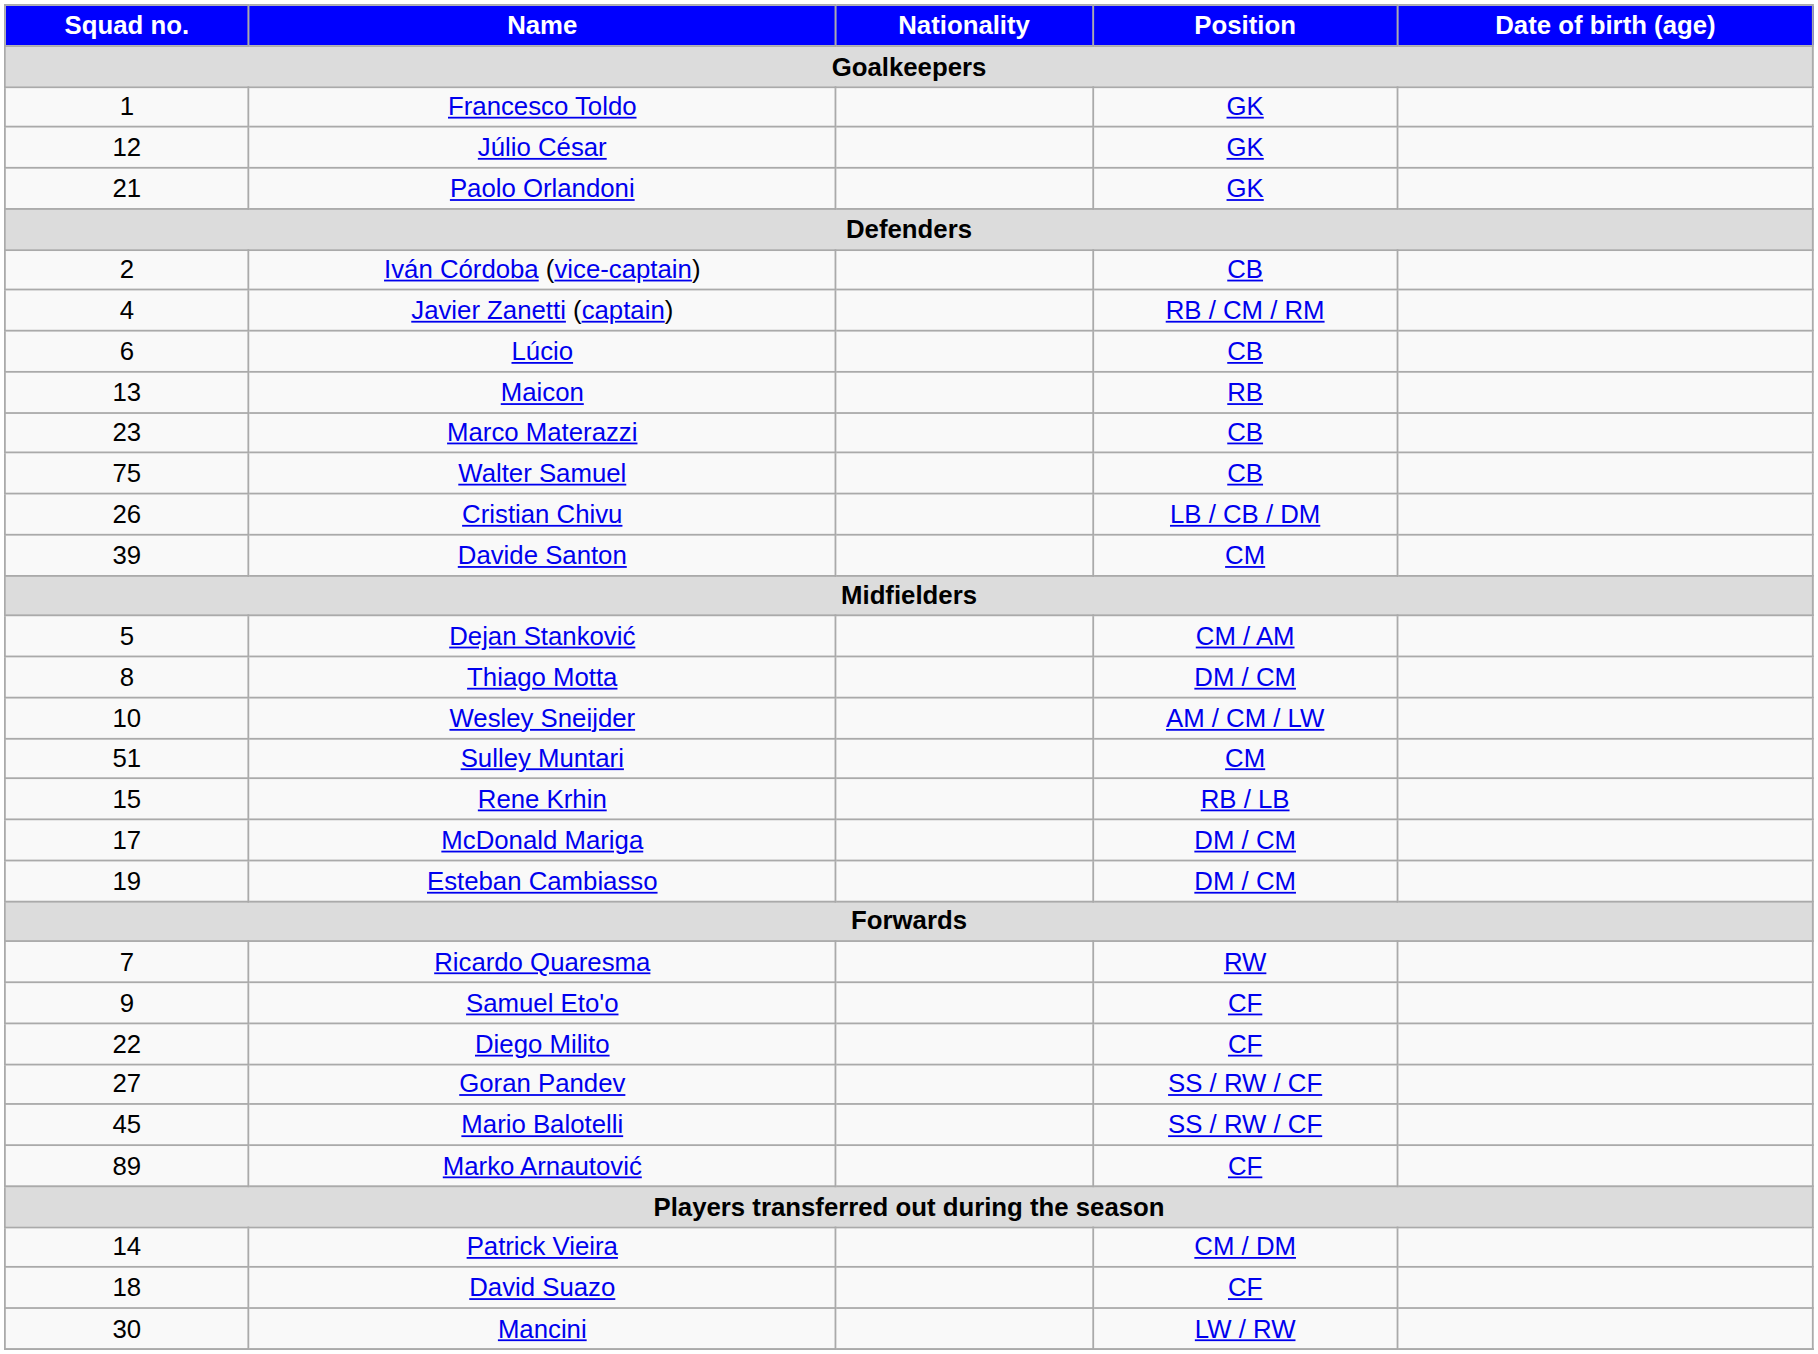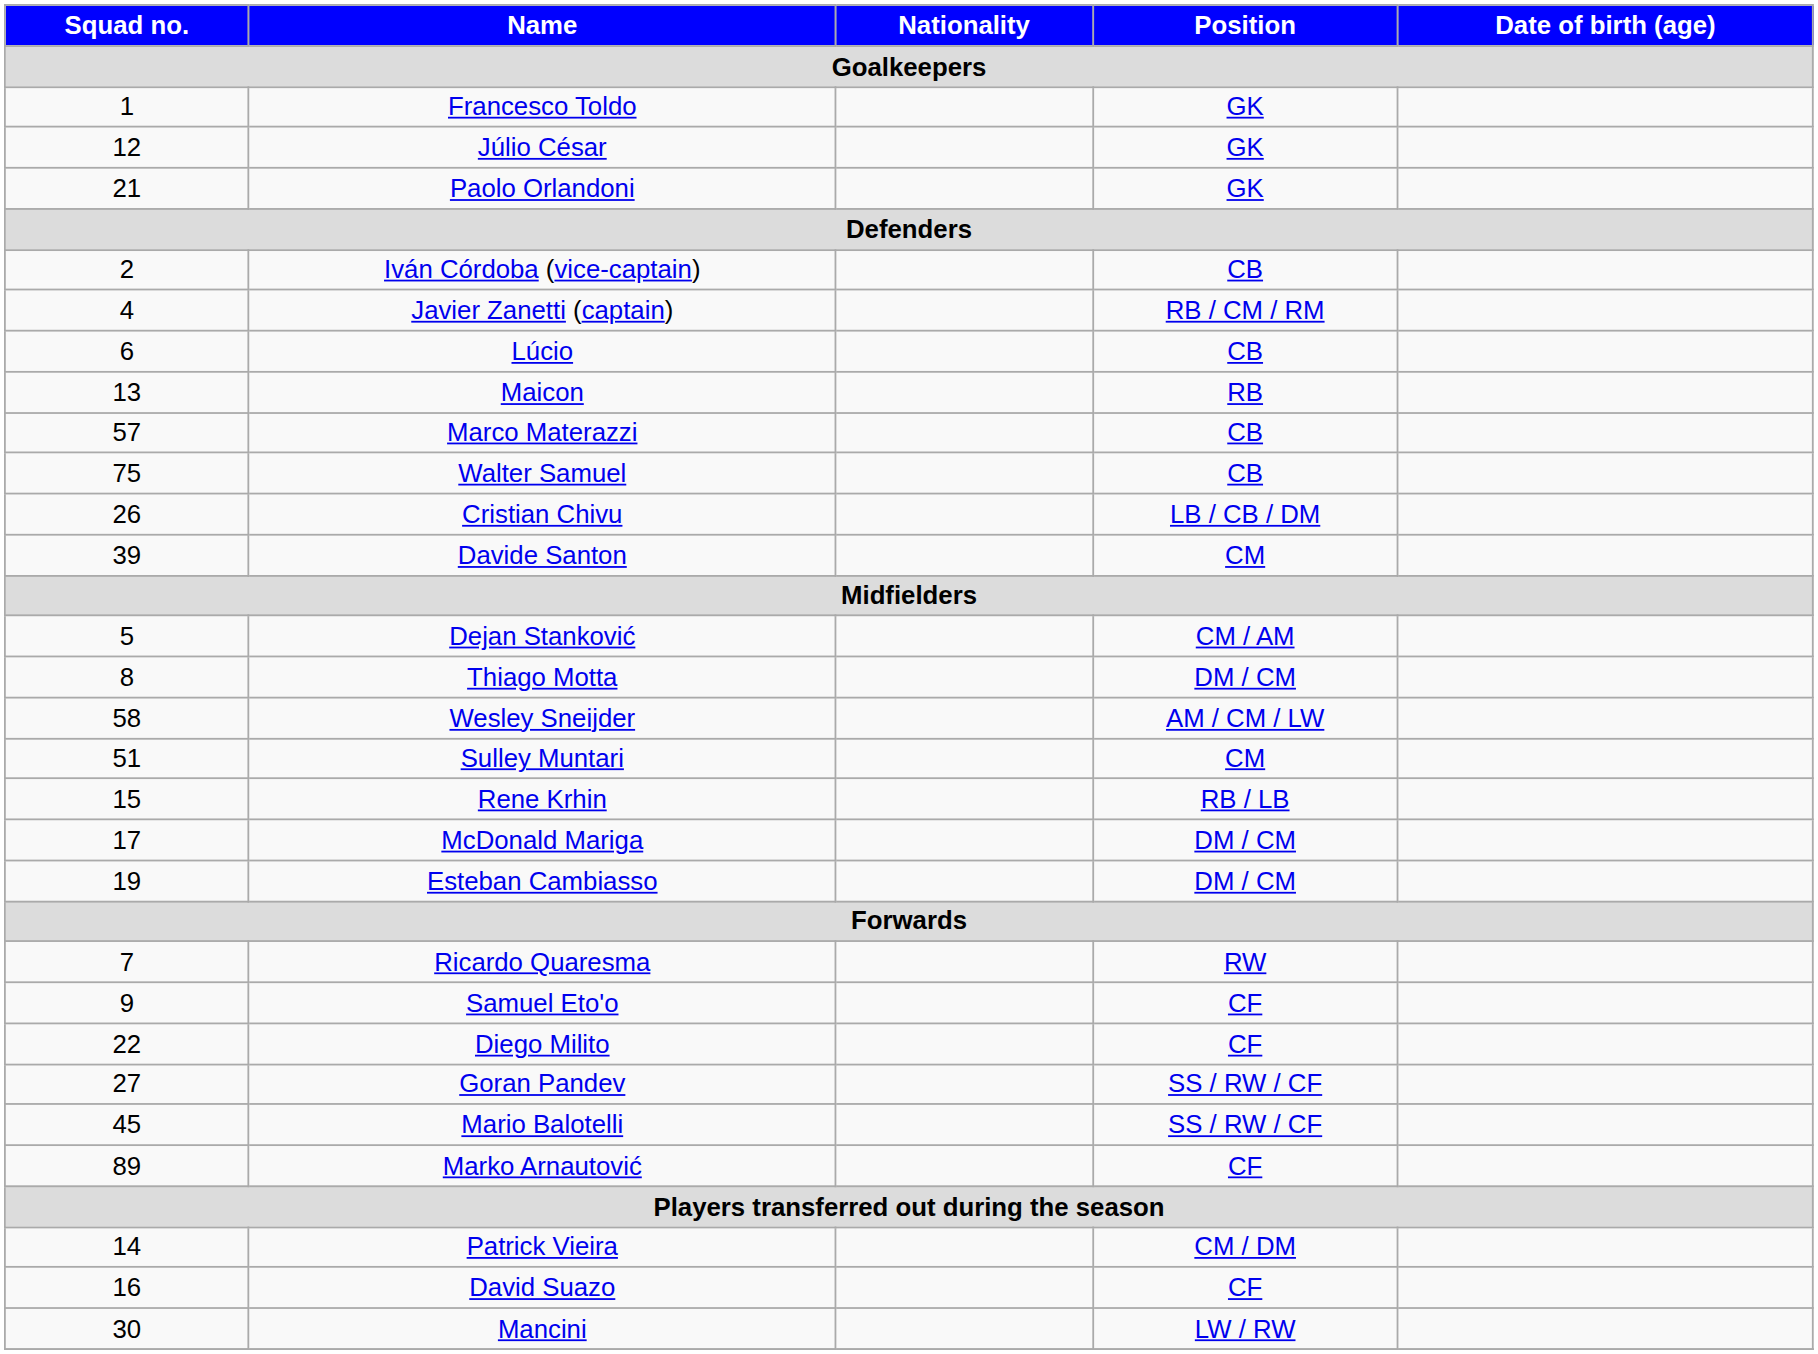(127, 433) 23 -> (127, 433) 57
(127, 718) 10 -> (127, 718) 58
(127, 1288) 18 -> (127, 1288) 16
